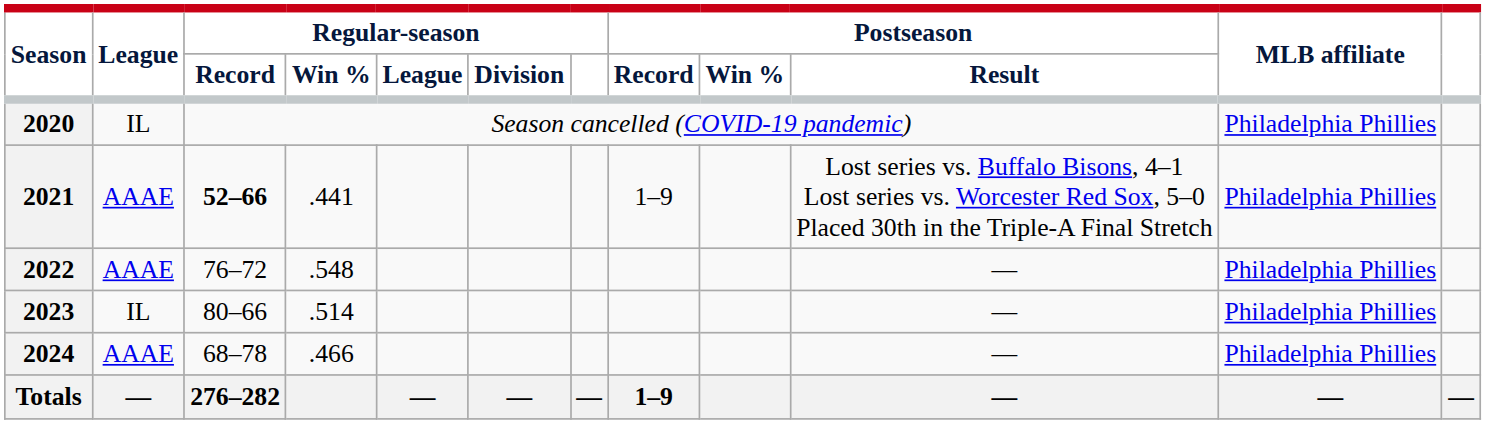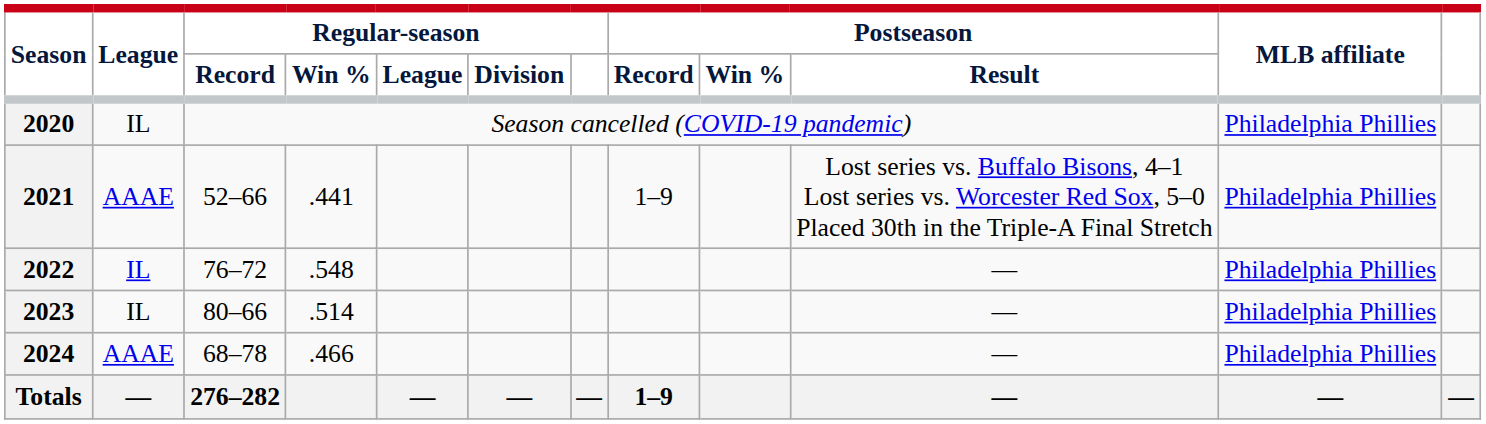(235, 196) bold -> (235, 196) normal
(138, 269) AAAE -> (138, 269) IL
